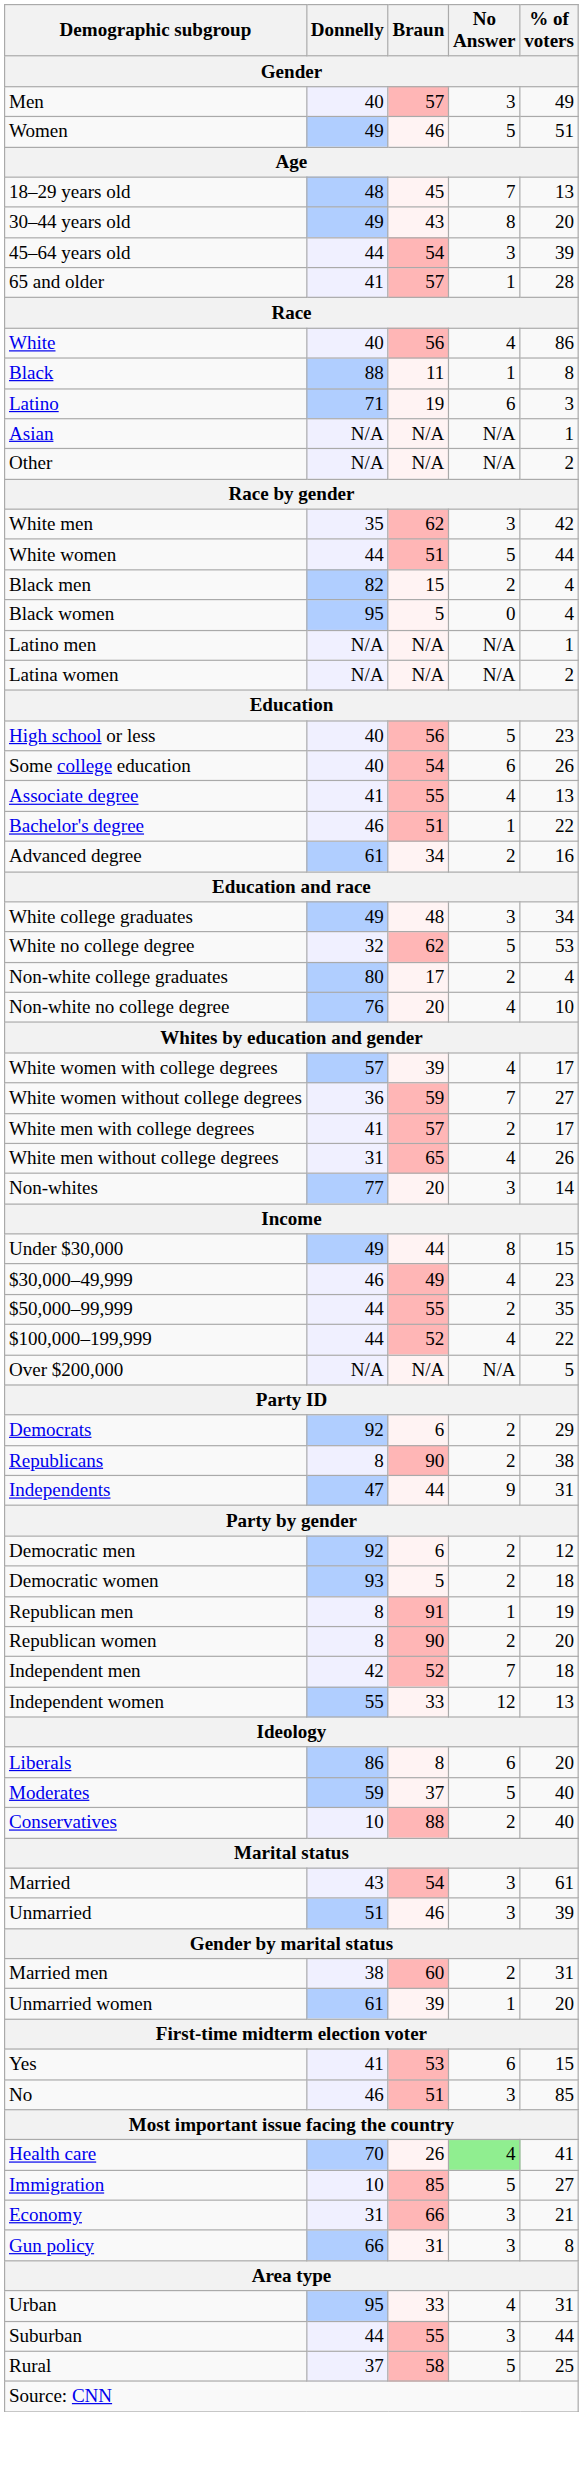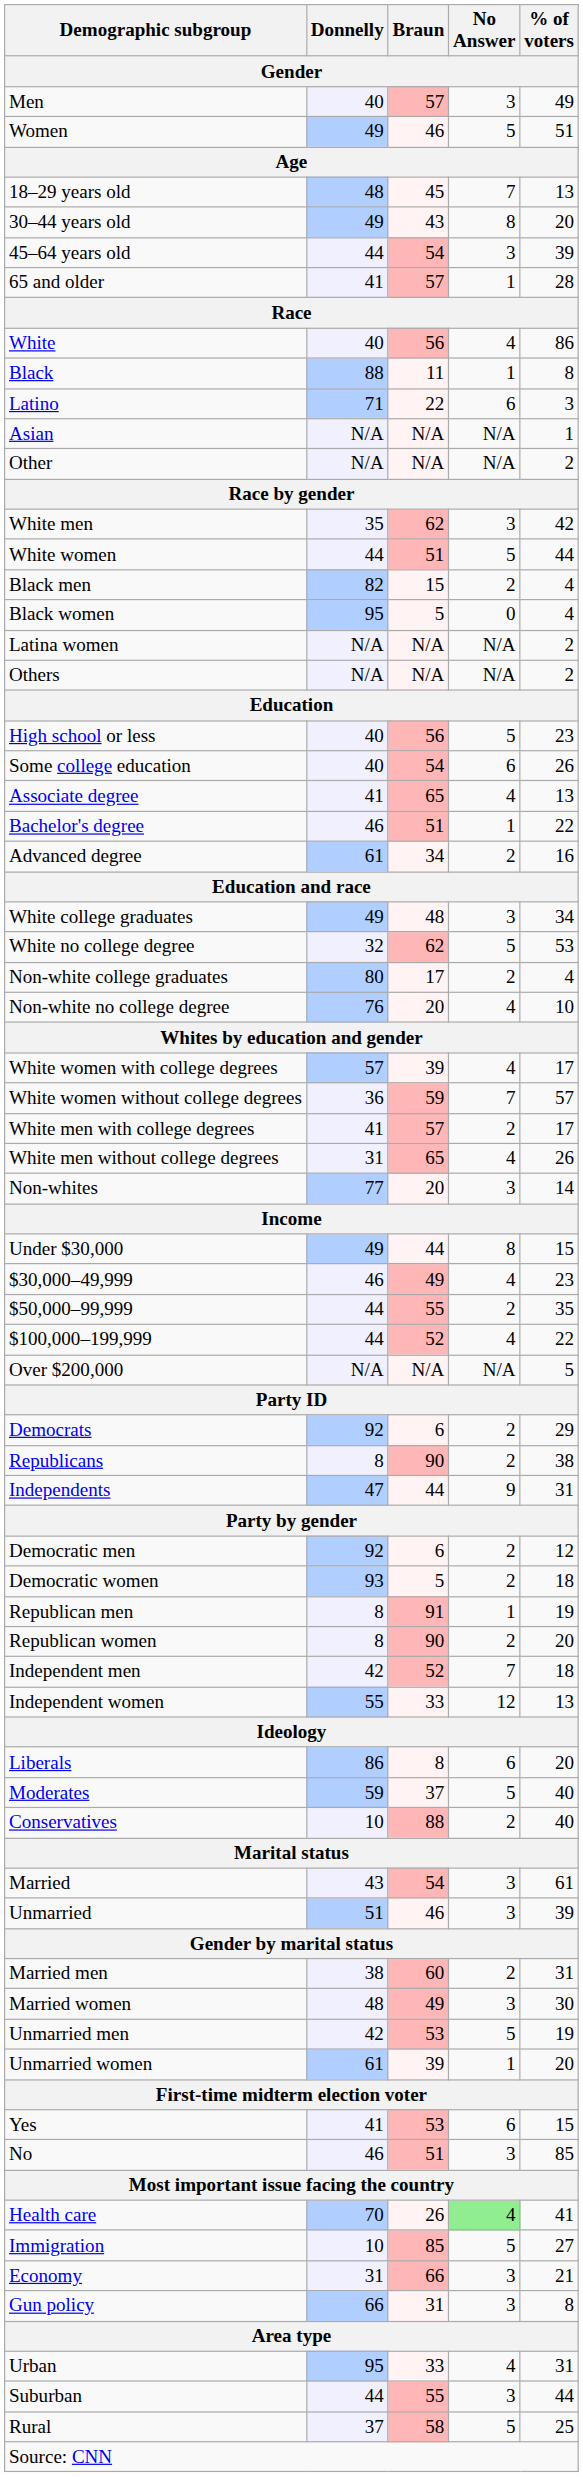(435, 403) 19 -> (435, 403) 22
- row: (53, 644)
+ row: (34, 675)
(435, 795) 55 -> (435, 795) 65
(564, 1097) 27 -> (564, 1097) 57
+ row: (70, 2003)
+ row: (69, 2033)
